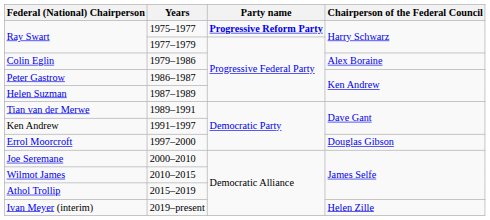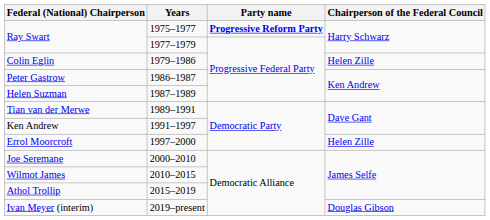(355, 61) Alex Boraine -> (351, 61) Helen Zille
(361, 142) Douglas Gibson -> (351, 142) Helen Zille
(351, 207) Helen Zille -> (361, 207) Douglas Gibson
